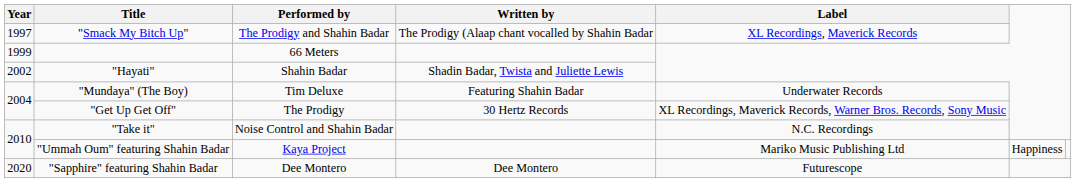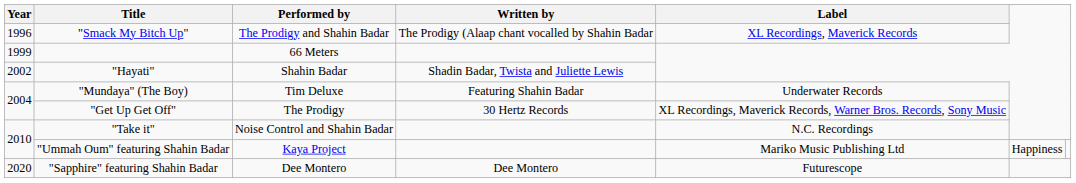(19, 33) 1997 -> (19, 33) 1996
